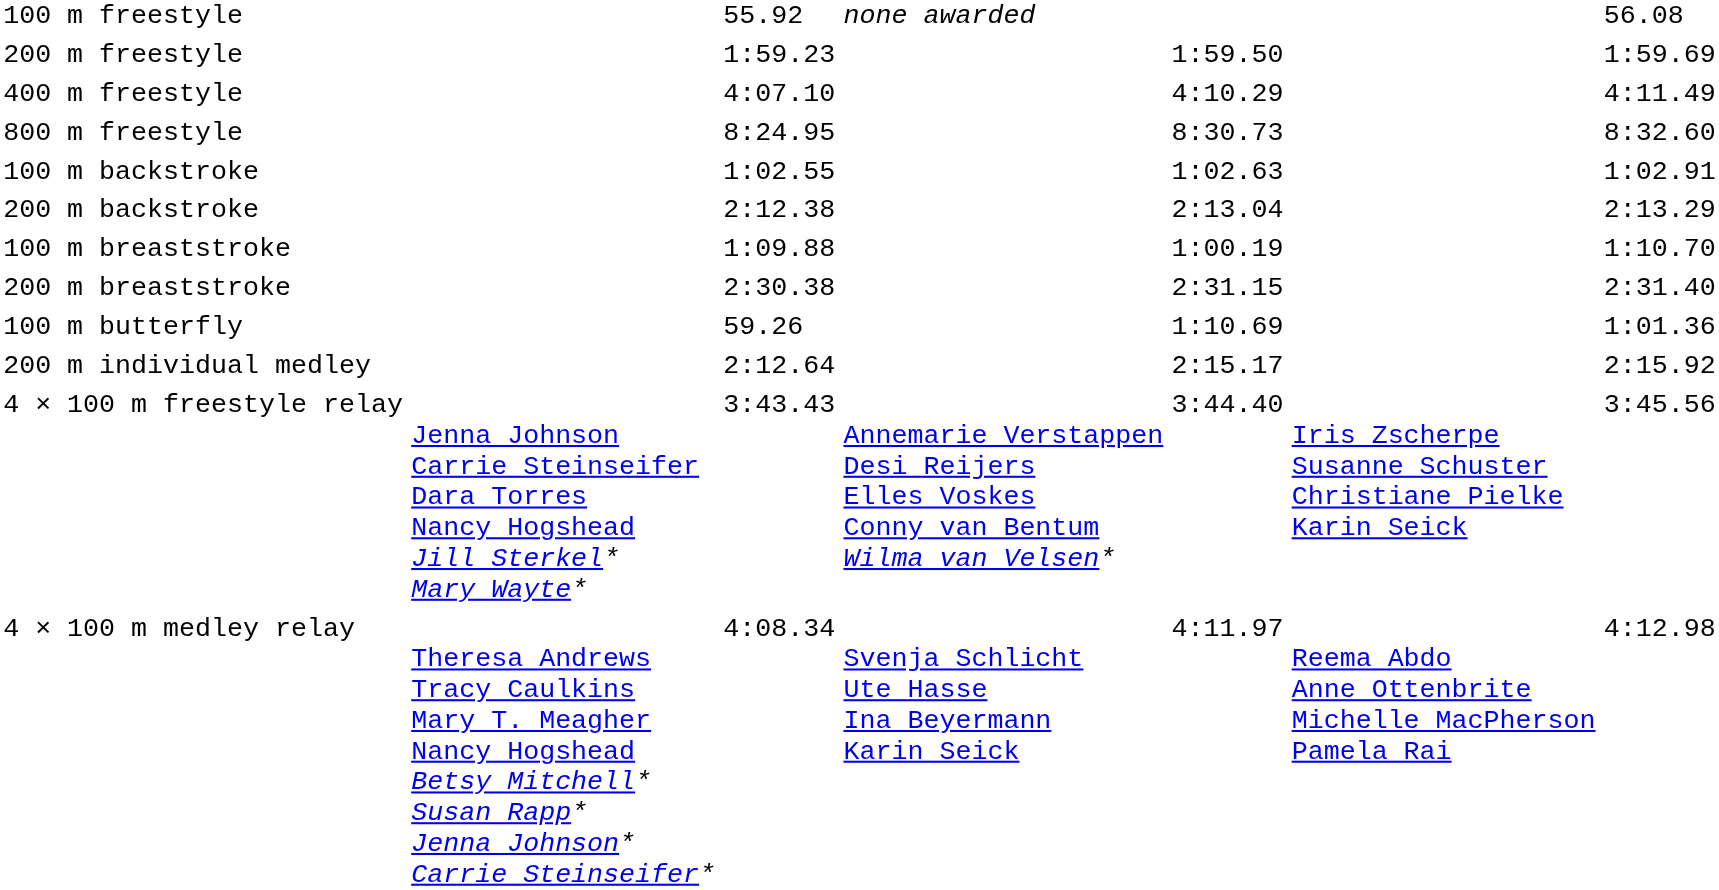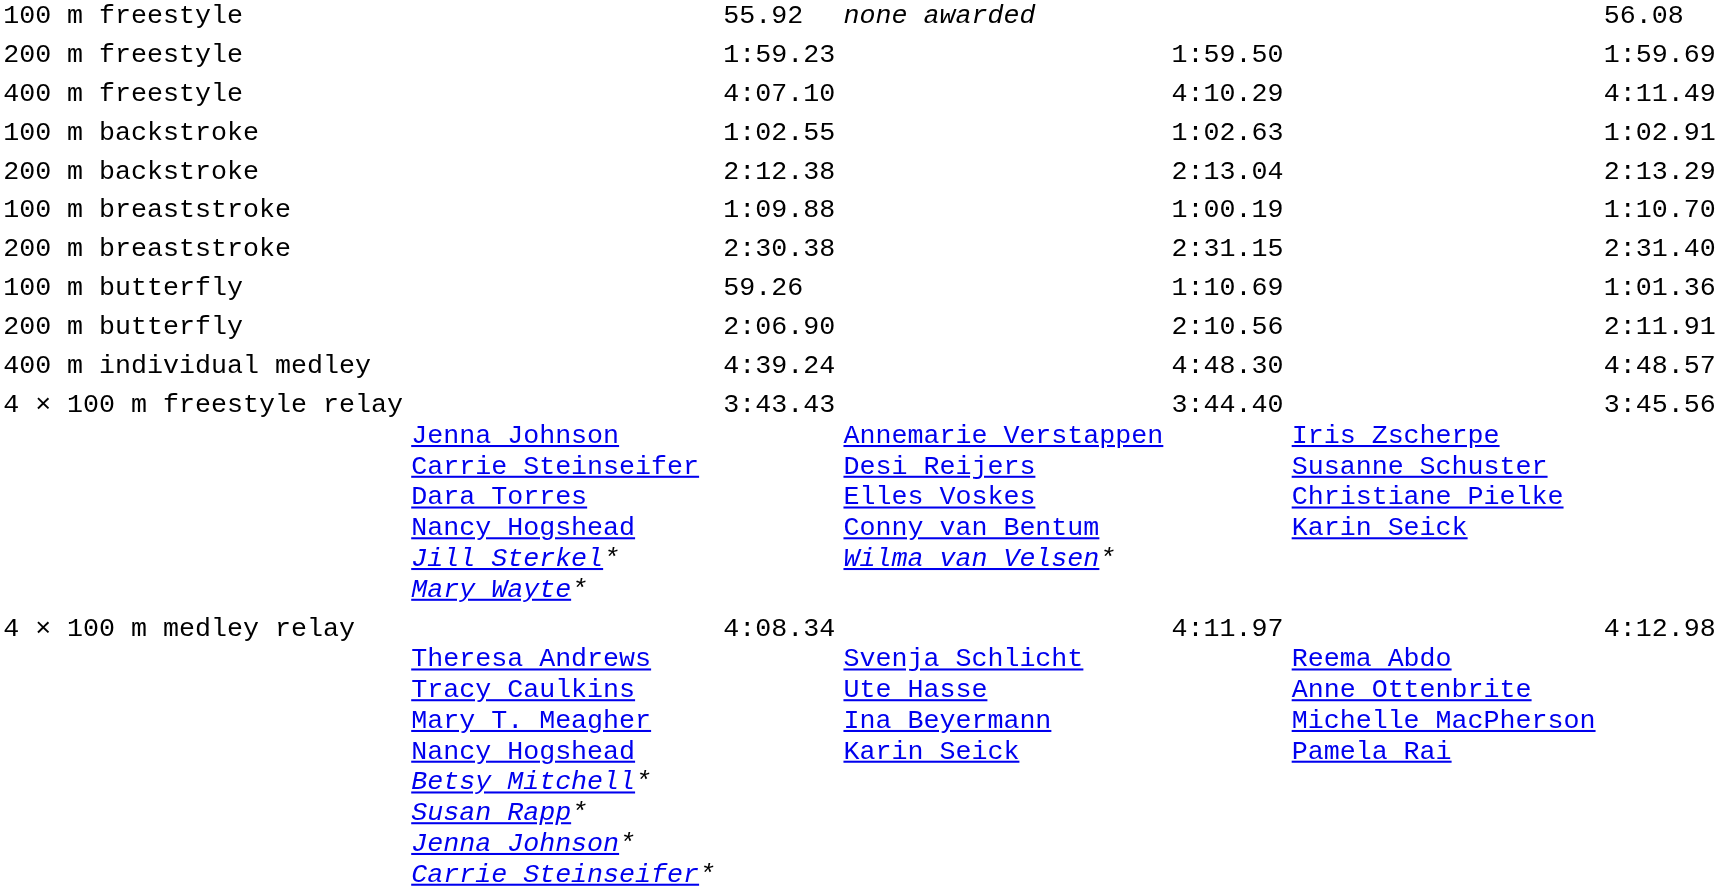- row: (123, 132)
+ row: (123, 327)
- row: (187, 366)
+ row: (187, 366)
